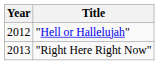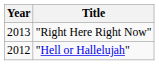rows swapped: (83, 32) <-> (94, 50)
